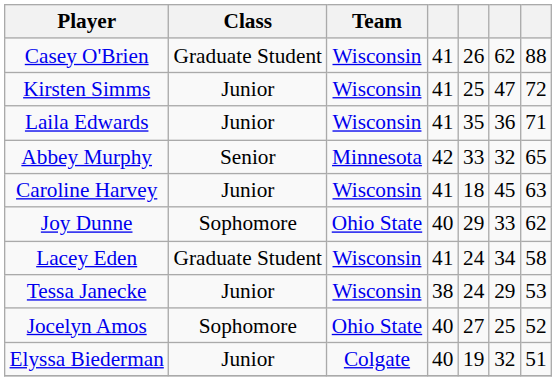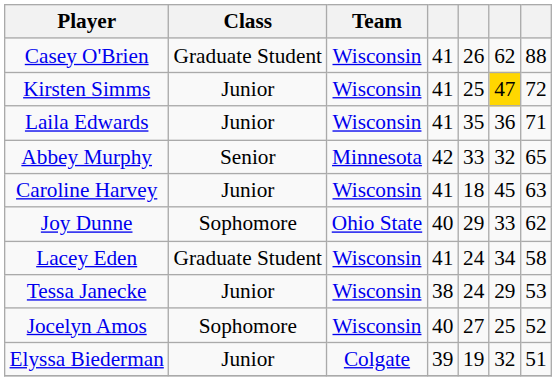(505, 88) no background -> (505, 88) gold background
(377, 325) Ohio State -> (377, 325) Wisconsin
(443, 358) 40 -> (443, 358) 39
